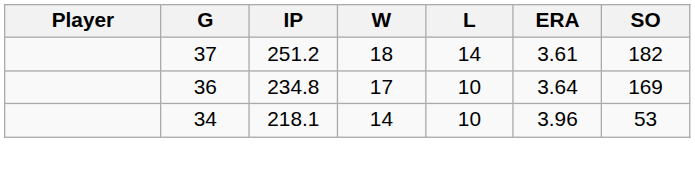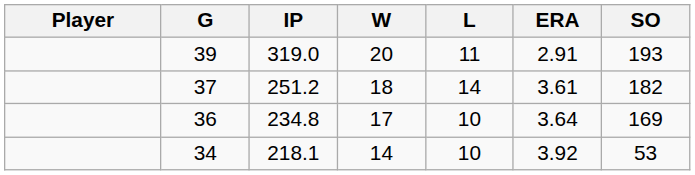+ row: (205, 53)
(557, 119) 3.96 -> (557, 152) 3.92
